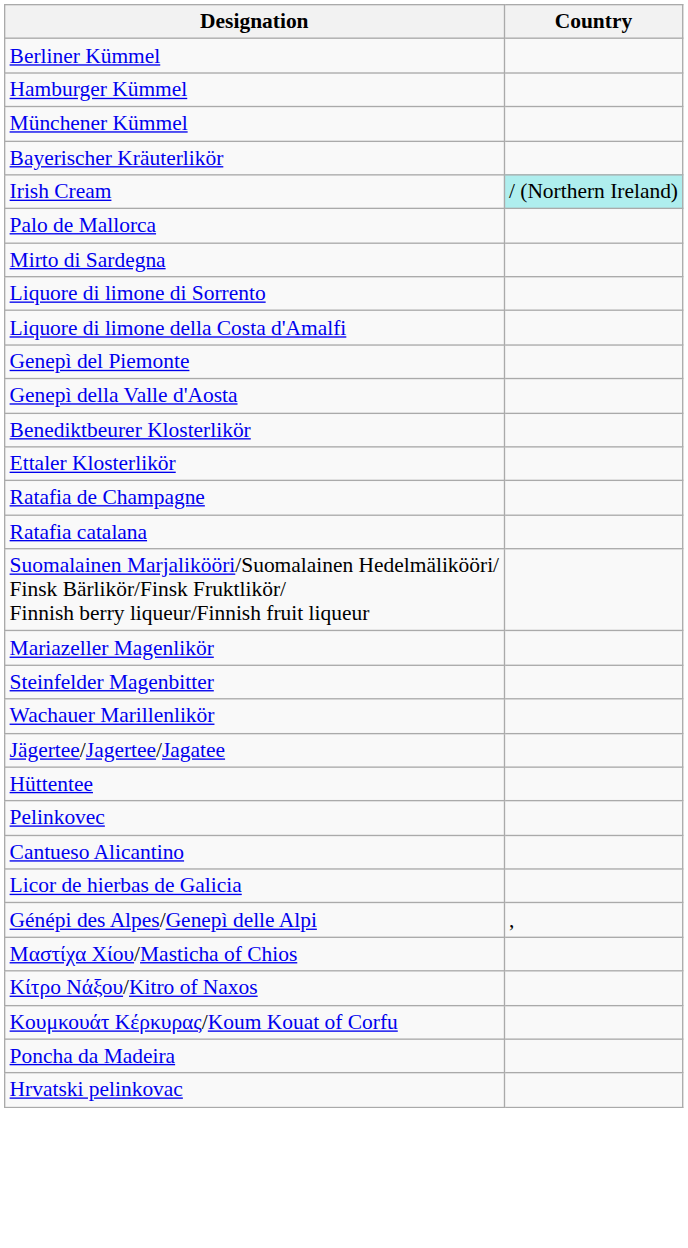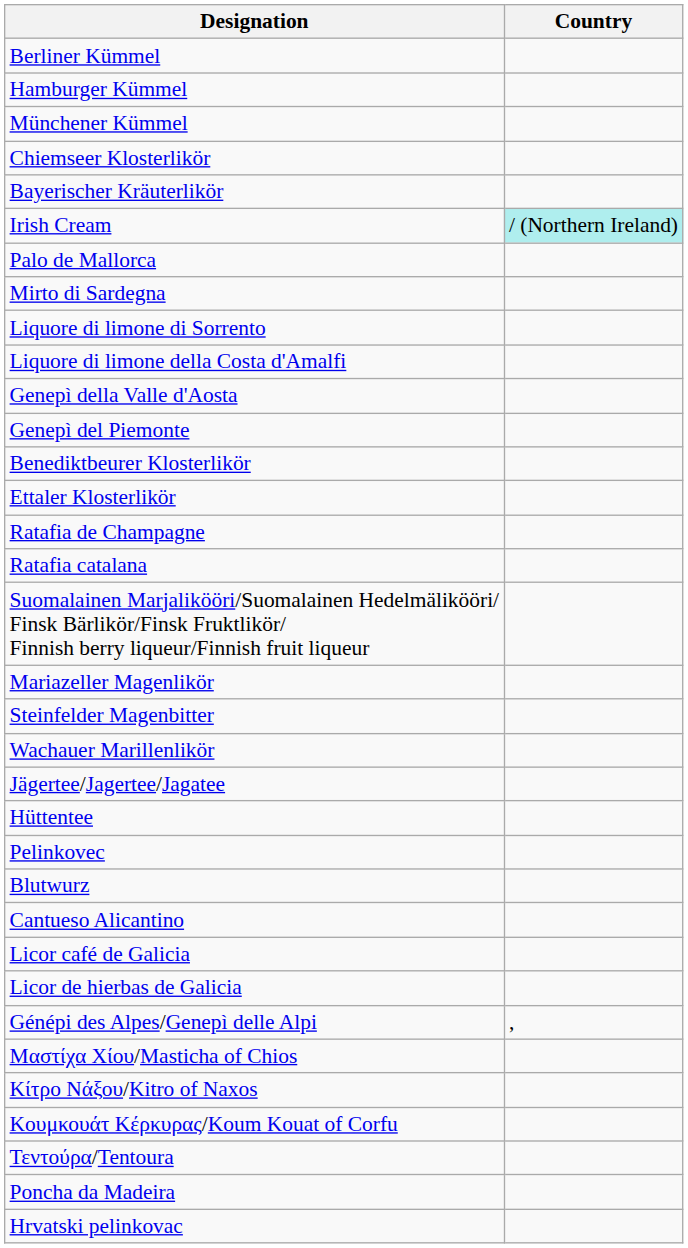+ row: (110, 157)
rows swapped: (100, 361) <-> (124, 395)
+ row: (50, 885)
+ row: (100, 953)
+ row: (92, 1157)
